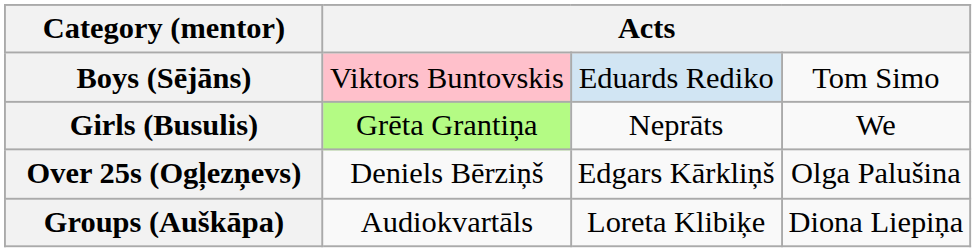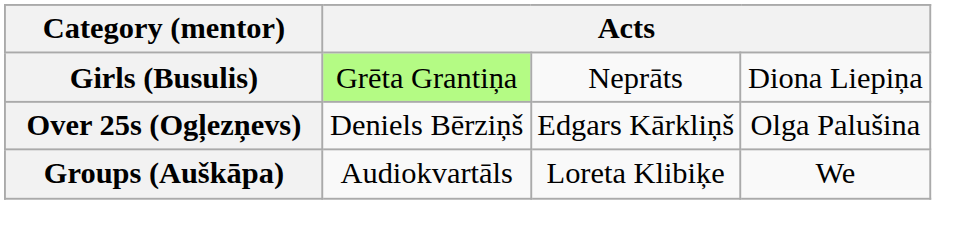- row: (164, 76)
(876, 125) We -> (835, 76) Diona Liepiņa
(876, 221) Diona Liepiņa -> (835, 173) We
